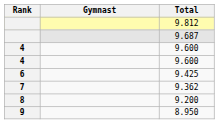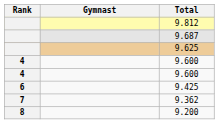+ row: (22, 49)
- row: (22, 113)
